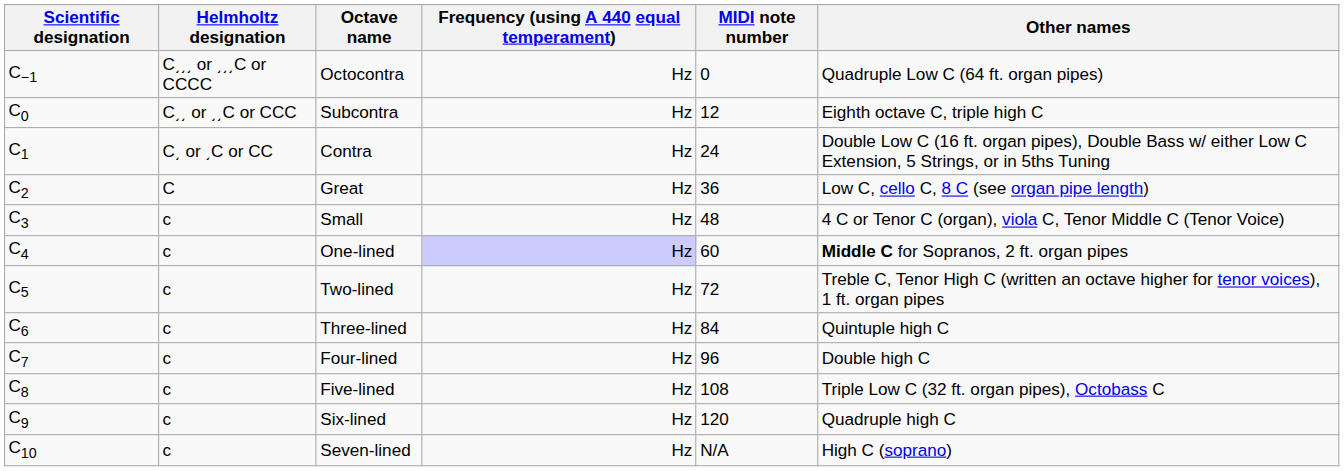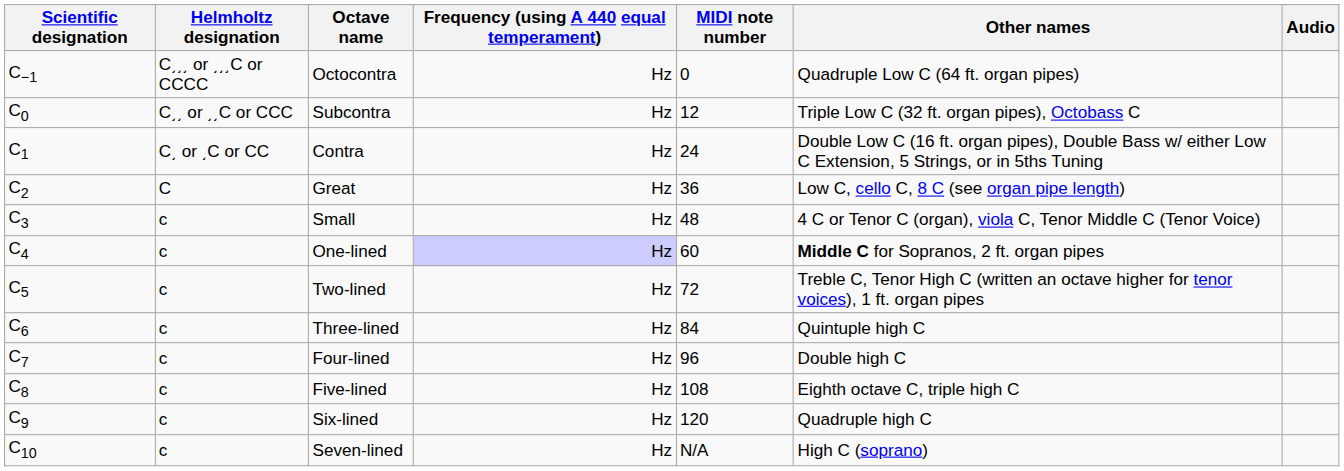+ column: (1311, 27)
(932, 112) Eighth octave C, triple high C -> (969, 112) Triple Low C (32 ft. organ pipes), Octobass C
(993, 388) Triple Low C (32 ft. organ pipes), Octobass C -> (908, 388) Eighth octave C, triple high C
